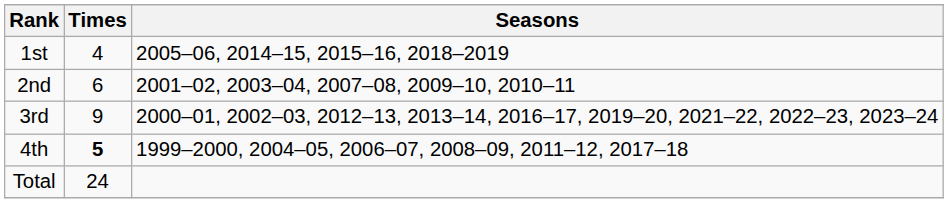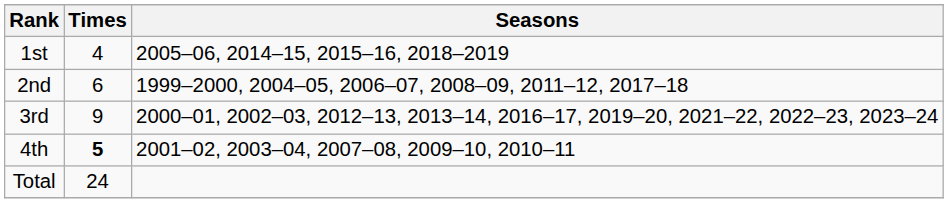(356, 85) 2001–02, 2003–04, 2007–08, 2009–10, 2010–11 -> (412, 85) 1999–2000, 2004–05, 2006–07, 2008–09, 2011–12, 2017–18
(412, 149) 1999–2000, 2004–05, 2006–07, 2008–09, 2011–12, 2017–18 -> (356, 149) 2001–02, 2003–04, 2007–08, 2009–10, 2010–11
